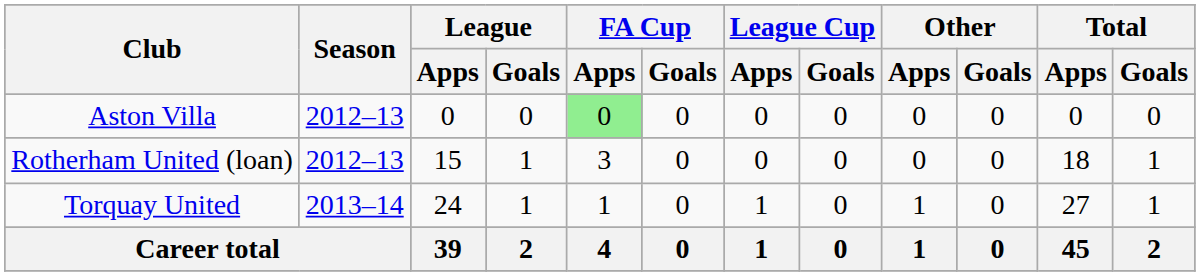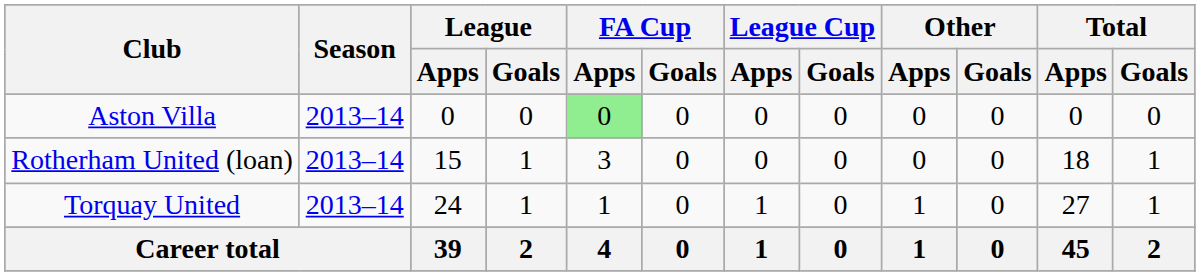(355, 115) 2012–13 -> (355, 115) 2013–14
(355, 159) 2012–13 -> (355, 159) 2013–14
